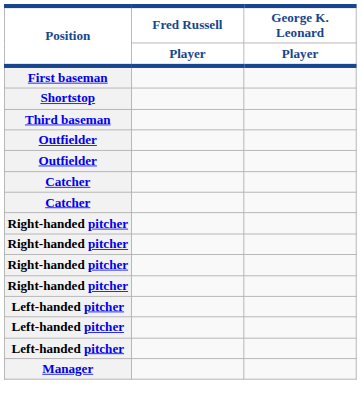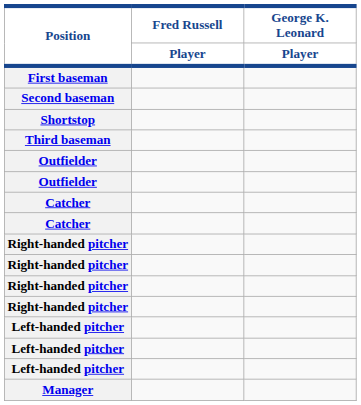+ row: (68, 98)
